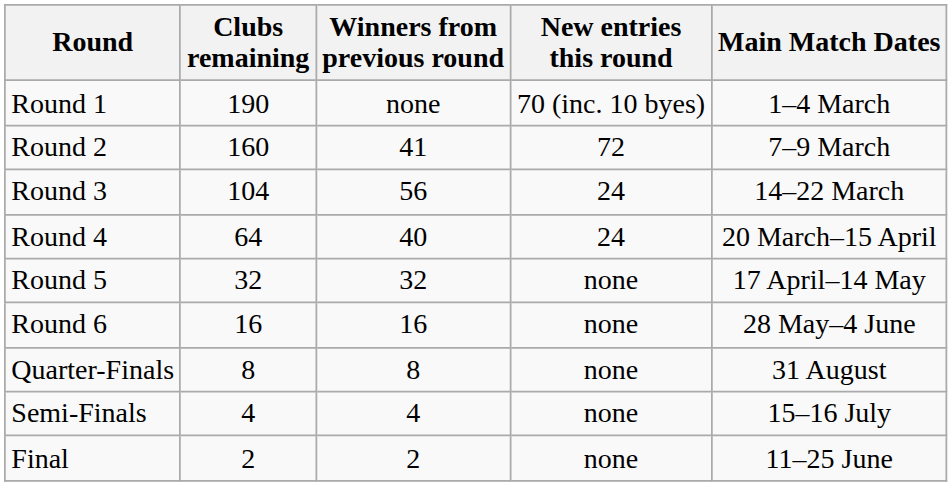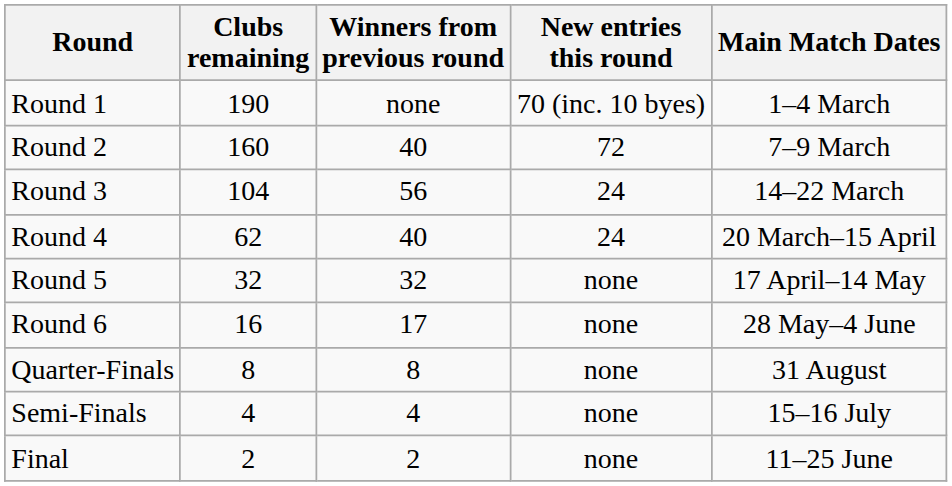(413, 147) 41 -> (413, 147) 40
(248, 235) 64 -> (248, 235) 62
(413, 324) 16 -> (413, 324) 17
